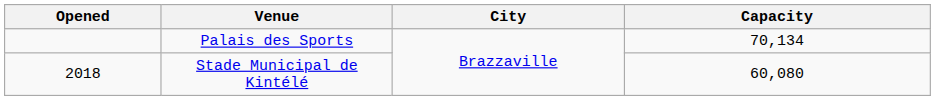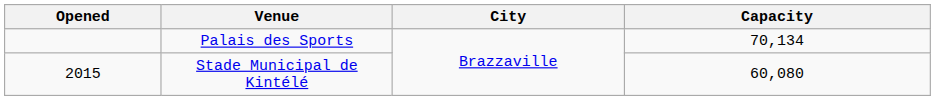(83, 74) 2018 -> (83, 74) 2015
